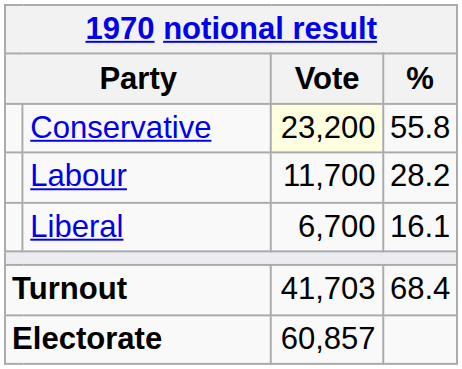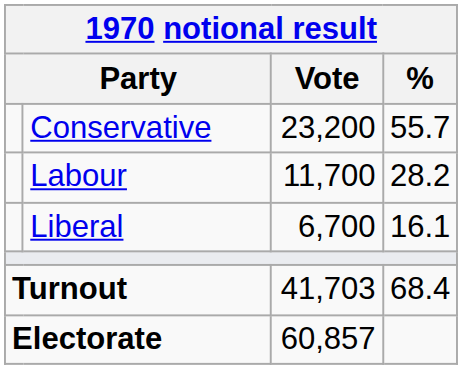(328, 127) lightyellow background -> (328, 127) no background
(420, 127) 55.8 -> (420, 127) 55.7
